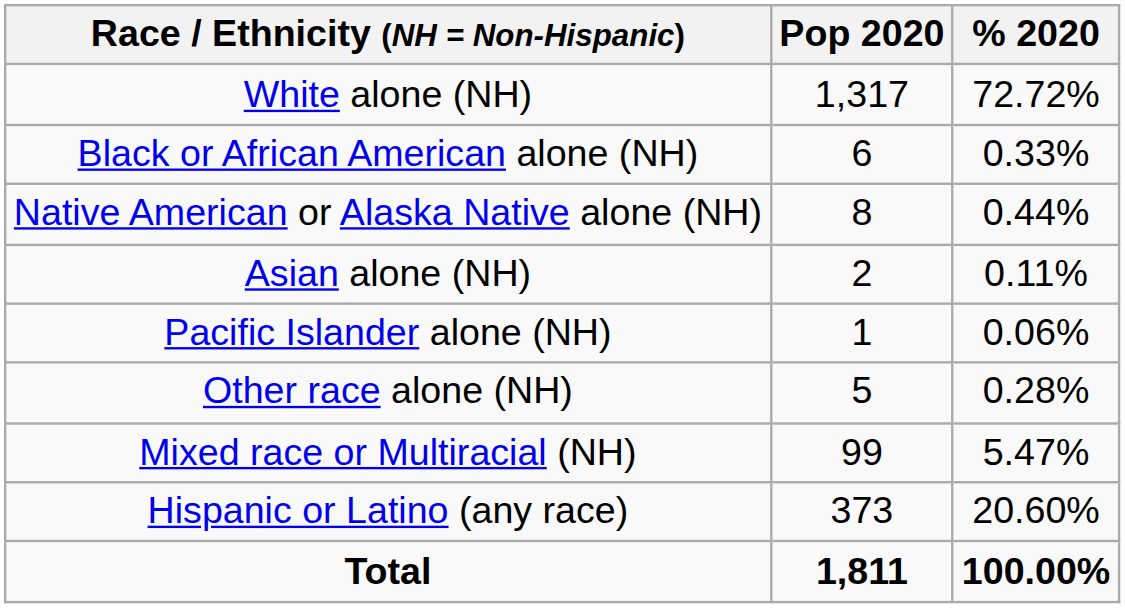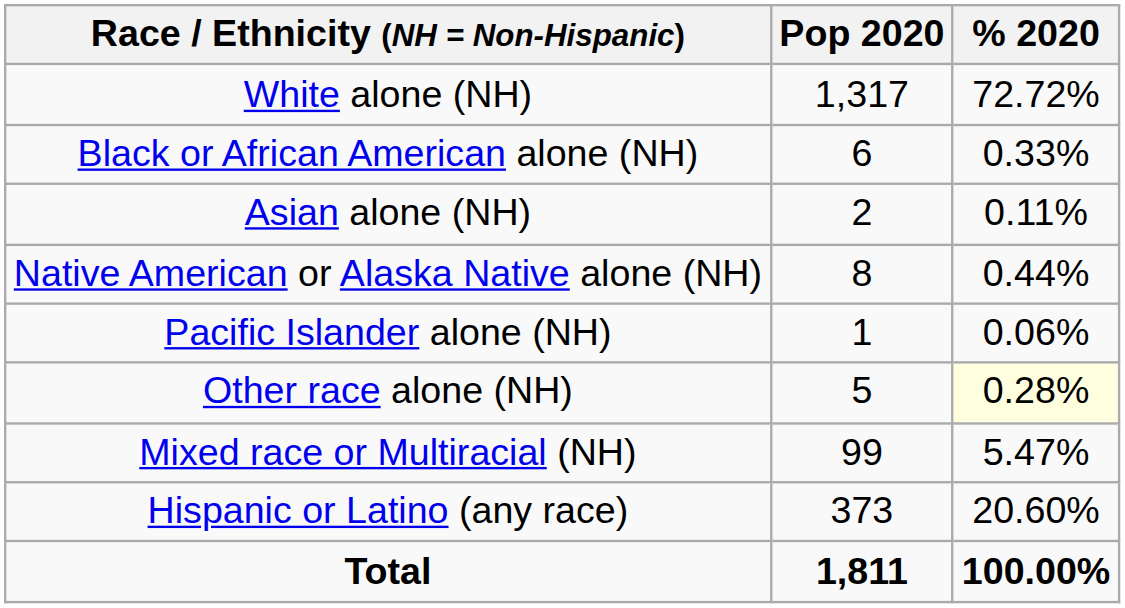rows swapped: (388, 213) <-> (388, 272)
(1036, 392) no background -> (1036, 392) lightyellow background
